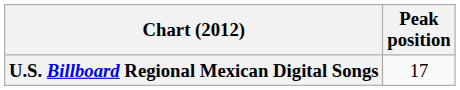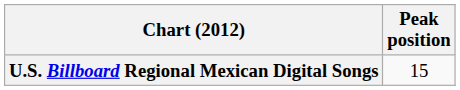(419, 70) 17 -> (419, 70) 15
